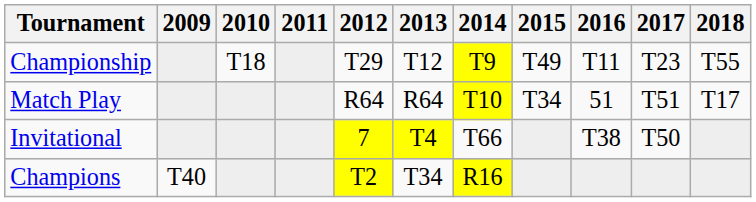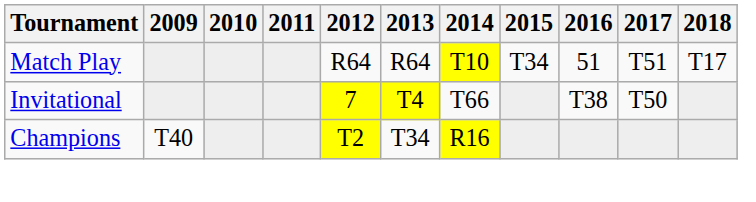- row: (81, 61)
